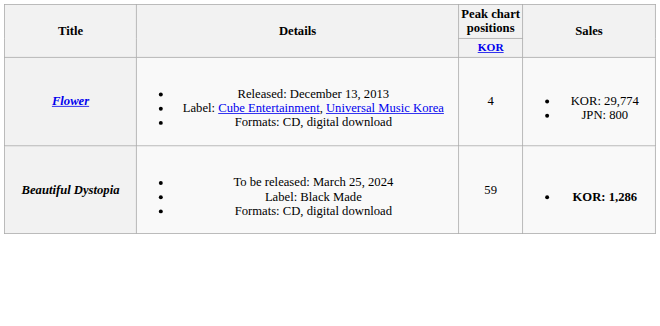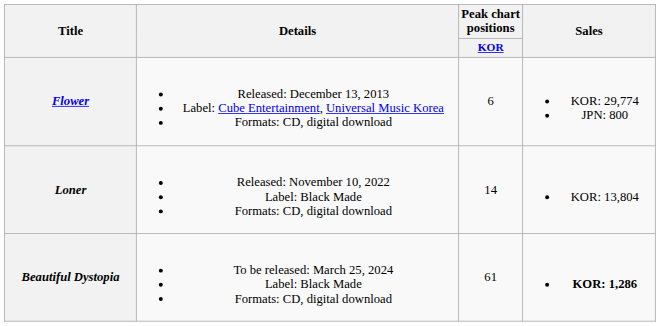(491, 101) 4 -> (491, 101) 6
+ row: (71, 189)
(491, 189) 59 -> (491, 277) 61
